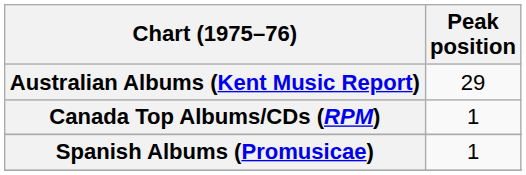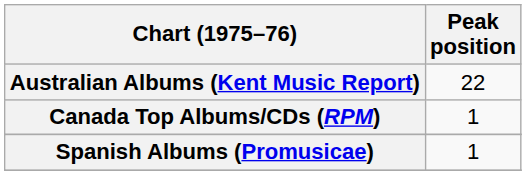(473, 81) 29 -> (473, 81) 22
